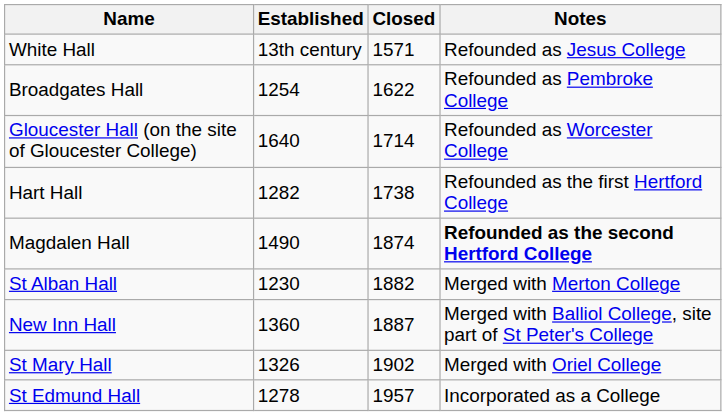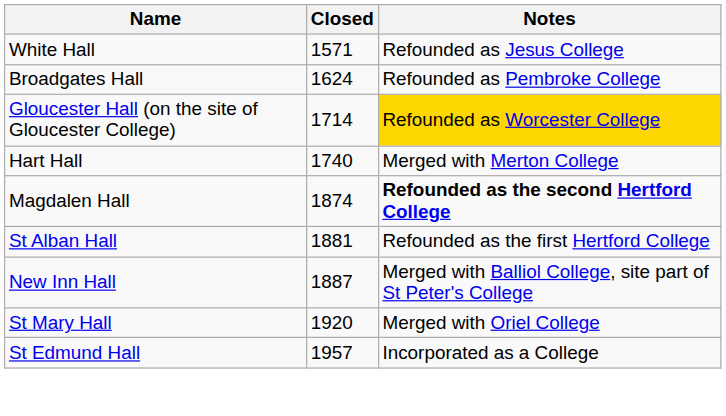- column: (311, 19)
(393, 89) 1622 -> (332, 79) 1624
(548, 141) no background -> (521, 119) gold background
(393, 192) 1738 -> (332, 160) 1740
(573, 192) Refounded as the first Hertford College -> (500, 160) Merged with Merton College
(393, 284) 1882 -> (332, 241) 1881
(562, 284) Merged with Merton College -> (546, 241) Refounded as the first Hertford College
(393, 365) 1902 -> (332, 322) 1920
